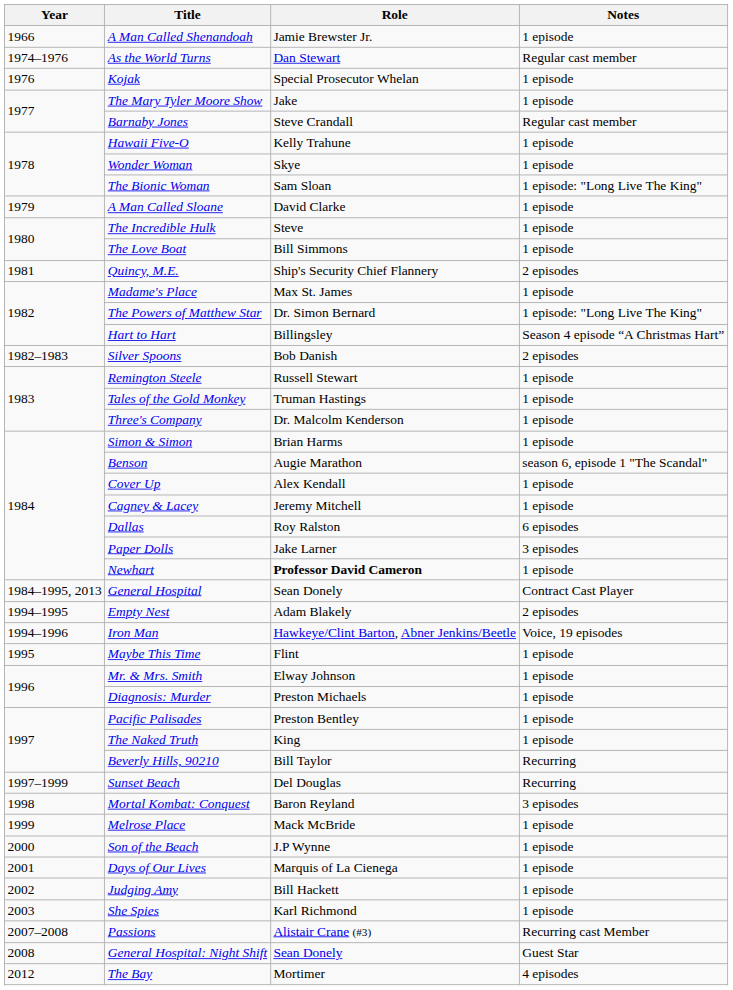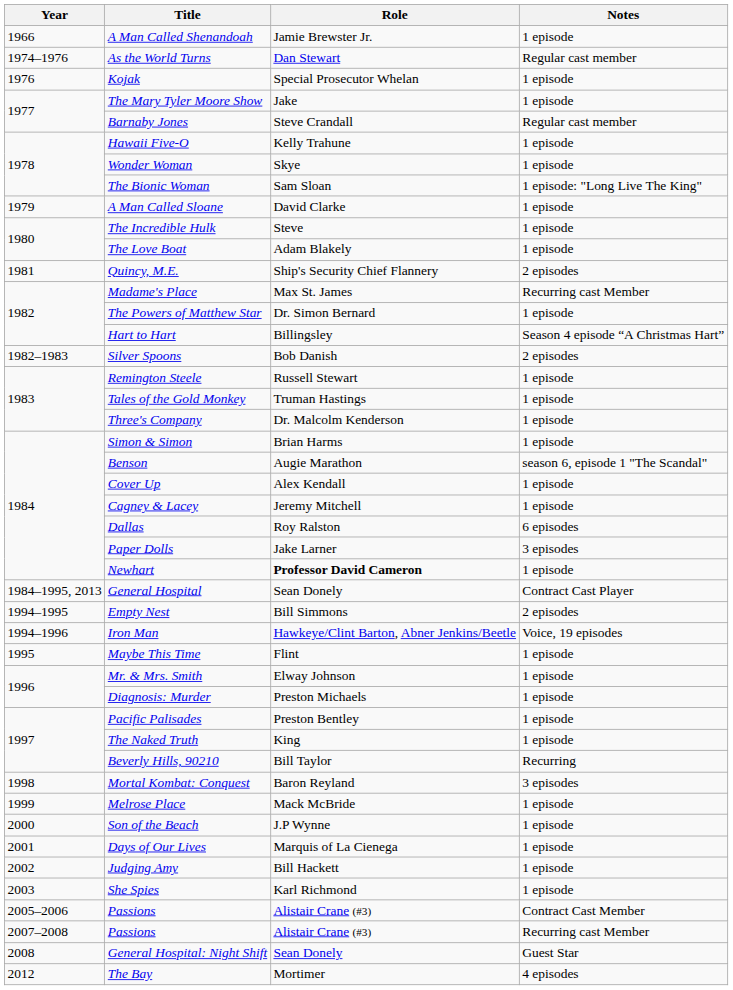(311, 249) Bill Simmons -> (312, 249) Adam Blakely
(548, 292) 1 episode -> (586, 292) Recurring cast Member
(612, 313) 1 episode: "Long Live The King" -> (548, 313) 1 episode
(312, 611) Adam Blakely -> (311, 611) Bill Simmons
- row: (38, 782)
+ row: (38, 910)
